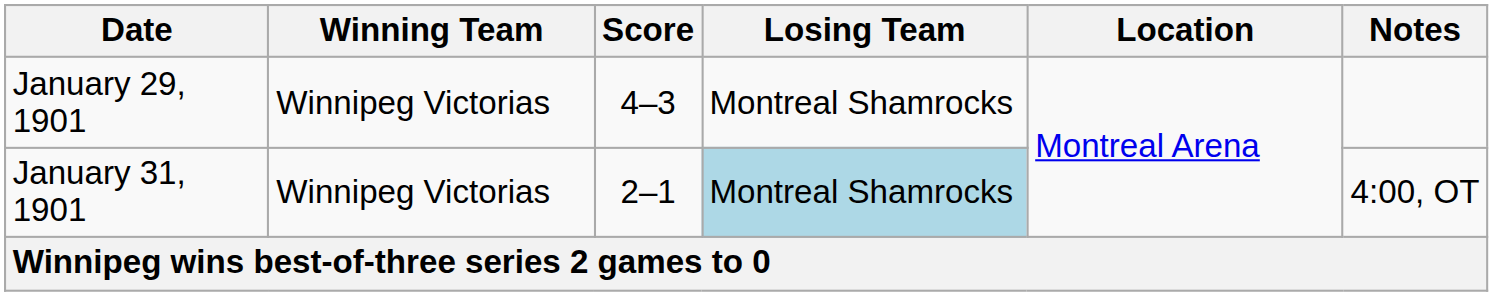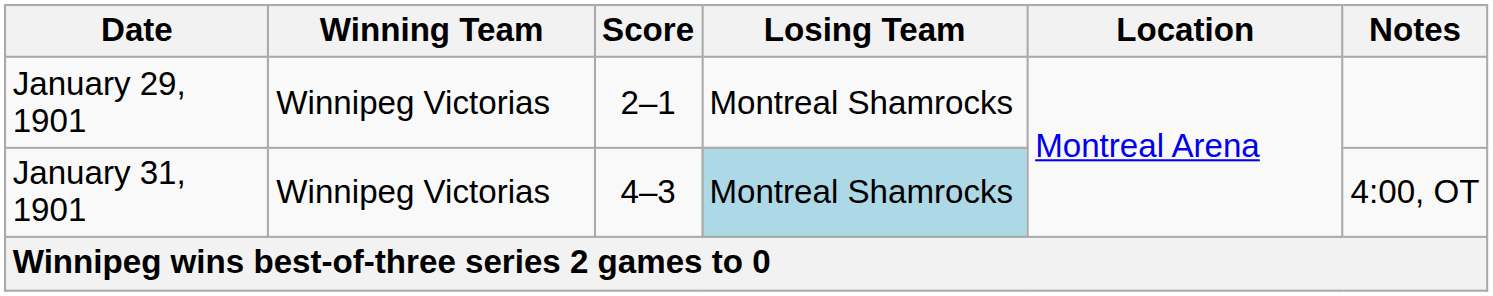(648, 101) 4–3 -> (648, 101) 2–1
(648, 191) 2–1 -> (648, 191) 4–3
